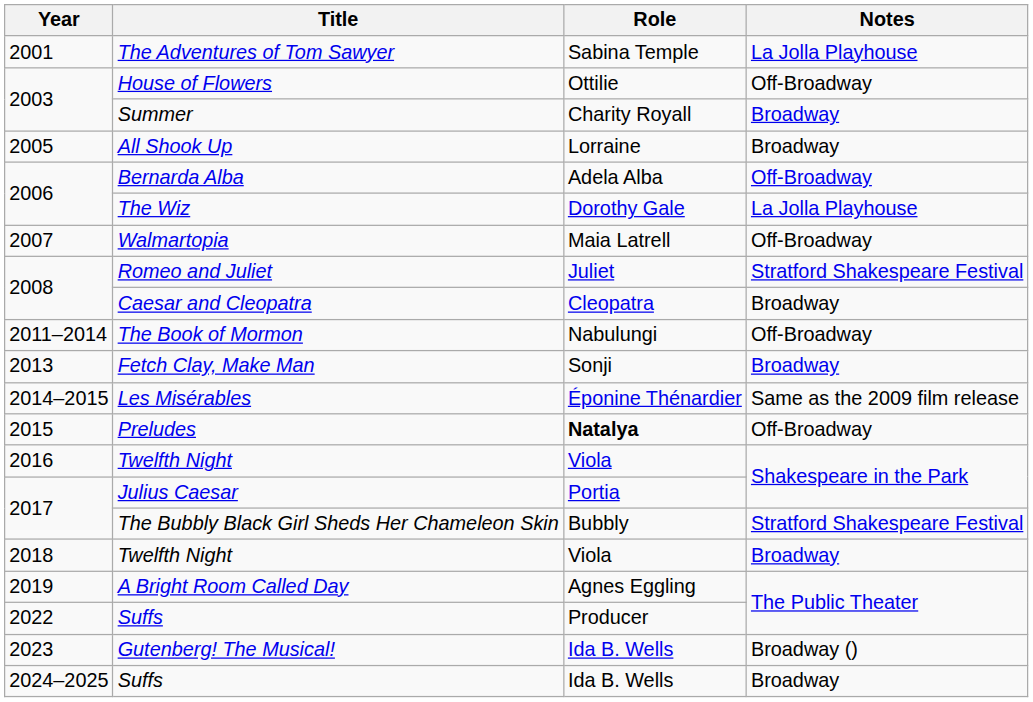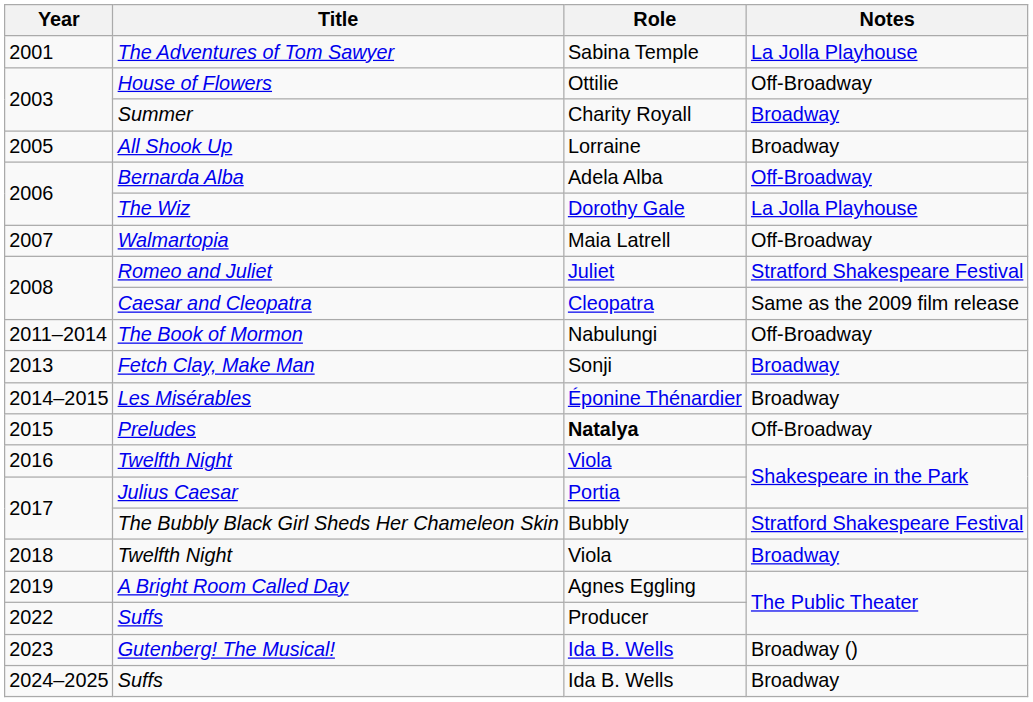(795, 303) Broadway -> (885, 303) Same as the 2009 film release
(885, 397) Same as the 2009 film release -> (795, 397) Broadway
